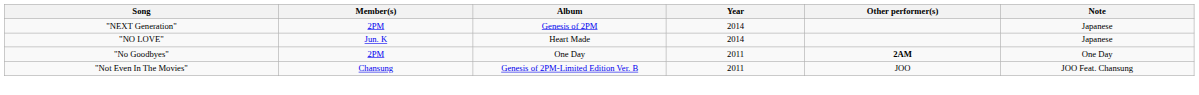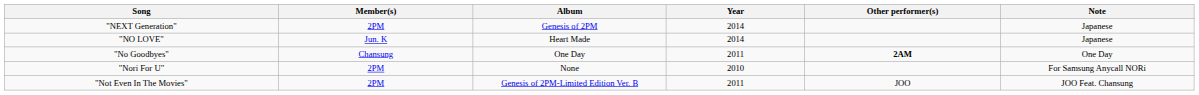(376, 54) 2PM -> (376, 54) Chansung
+ row: (141, 68)
(376, 68) Chansung -> (376, 82) 2PM
